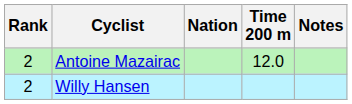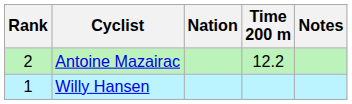(268, 61) 12.0 -> (268, 61) 12.2
(28, 86) 2 -> (28, 86) 1
